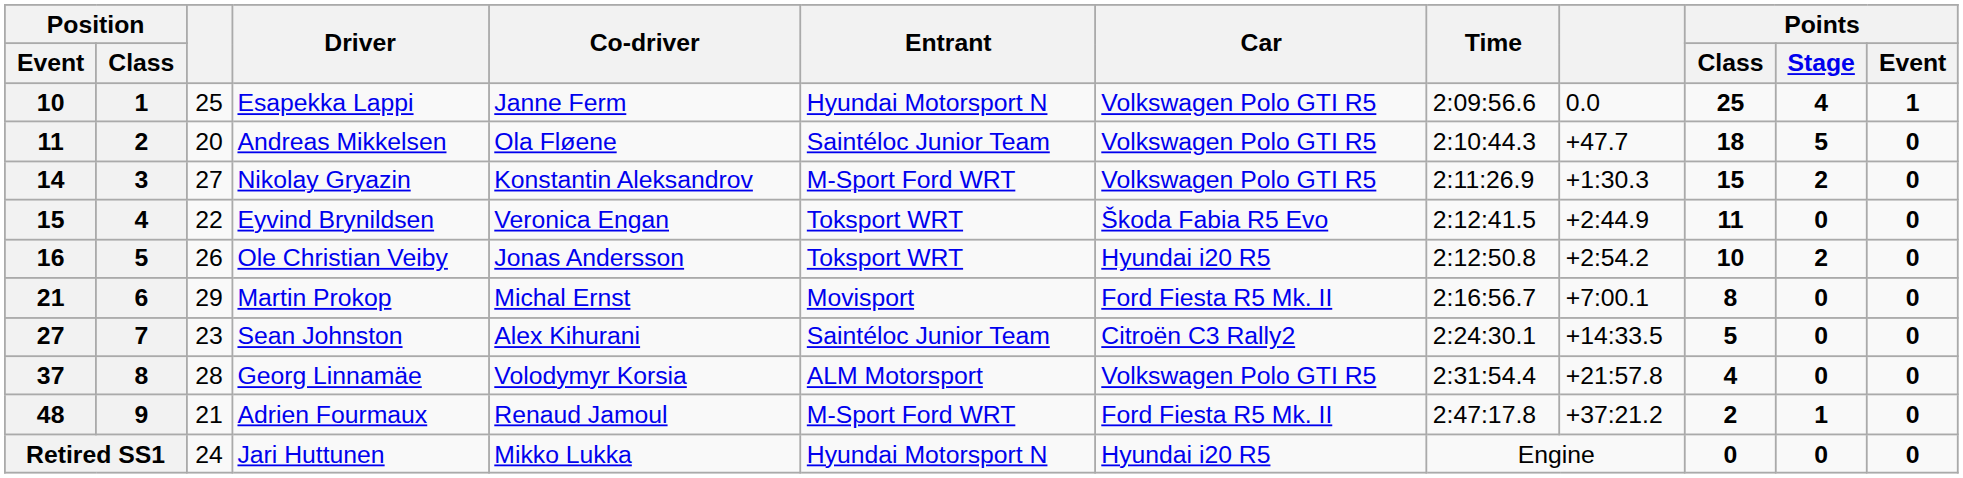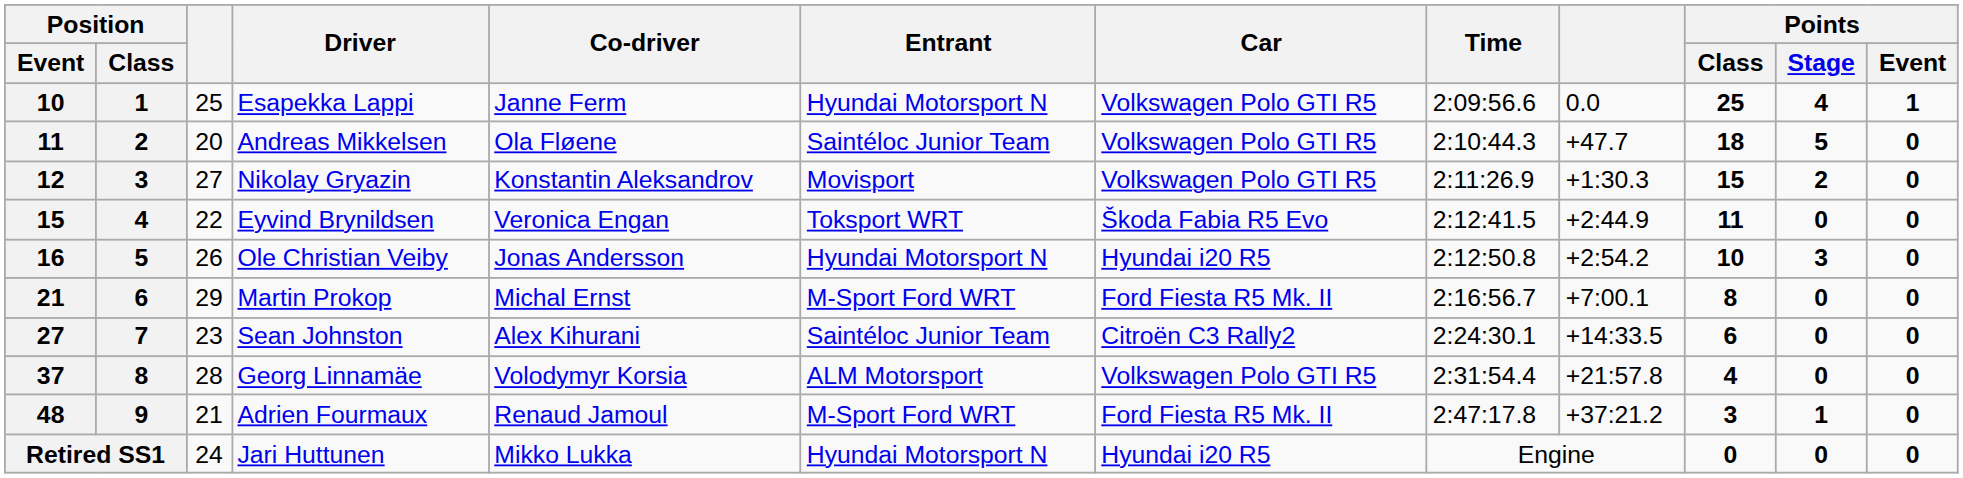(51, 180) 14 -> (51, 180) 12
(911, 180) M-Sport Ford WRT -> (860, 180) Movisport
(885, 258) Toksport WRT -> (927, 258) Hyundai Motorsport N
(1821, 258) 2 -> (1821, 258) 3
(860, 297) Movisport -> (911, 297) M-Sport Ford WRT
(1730, 336) 5 -> (1730, 336) 6
(1730, 414) 2 -> (1730, 414) 3
